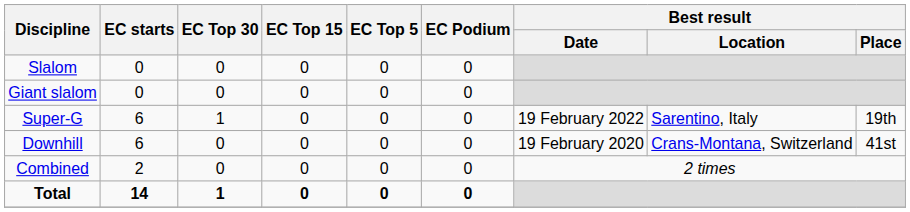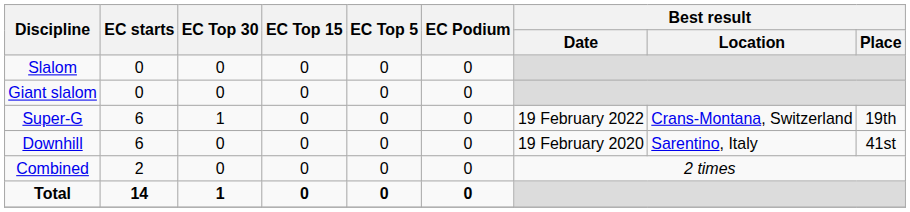(704, 118) Sarentino, Italy -> (752, 118) Crans-Montana, Switzerland
(752, 144) Crans-Montana, Switzerland -> (704, 144) Sarentino, Italy
